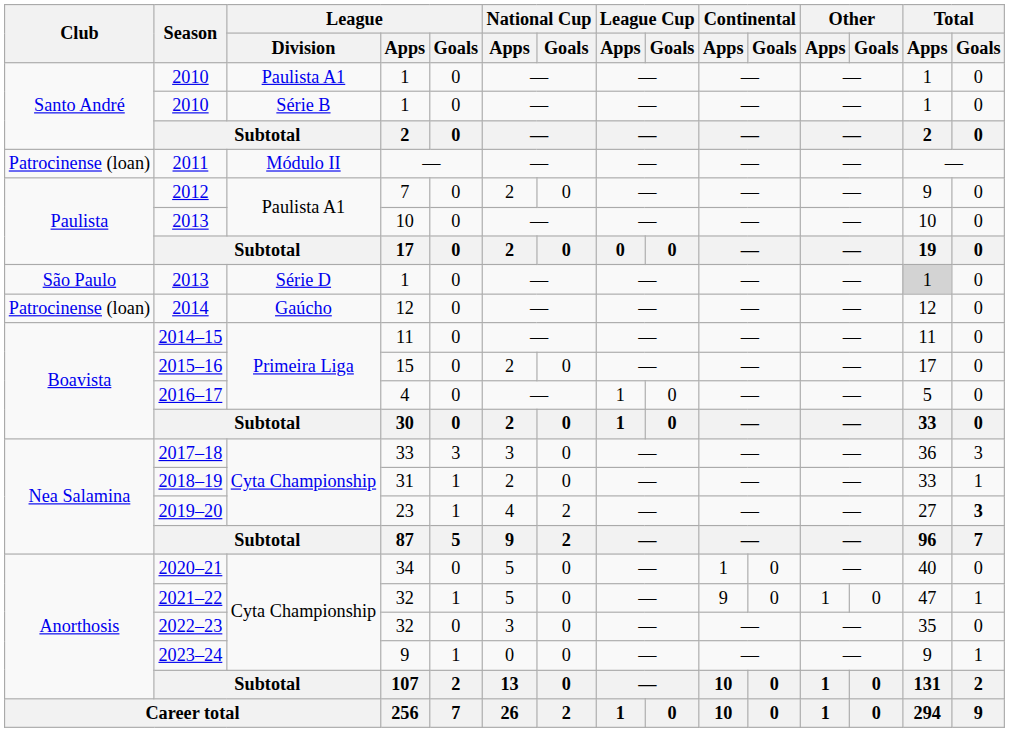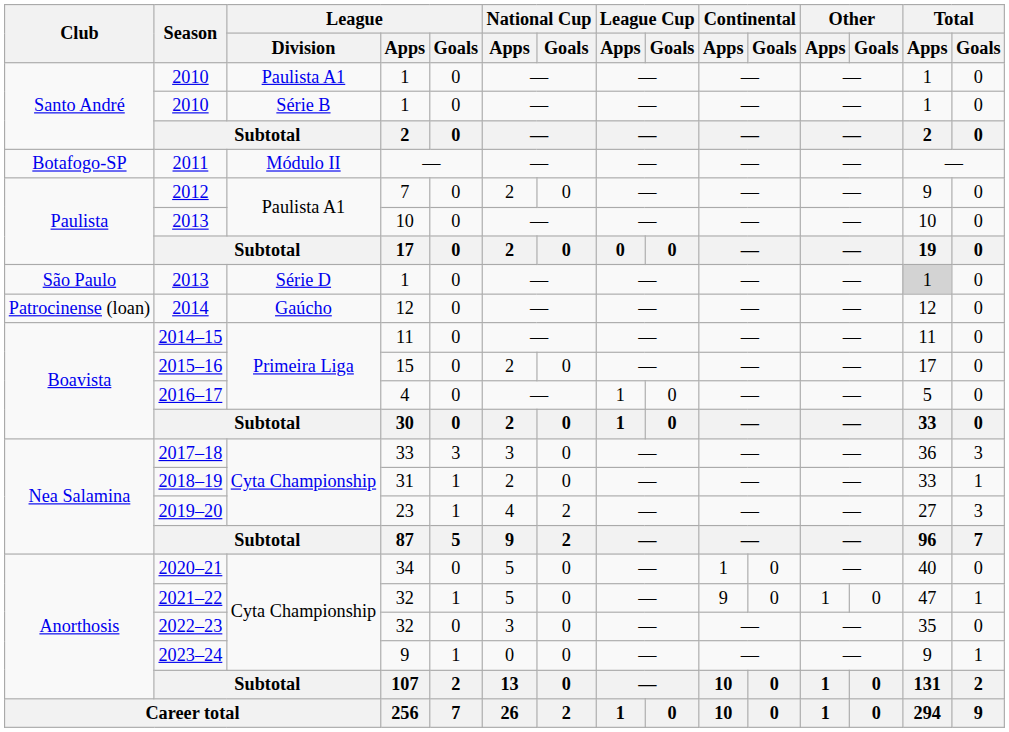(79, 163) Patrocinense (loan) -> (79, 163) Botafogo-SP
(978, 510) bold -> (978, 510) normal
